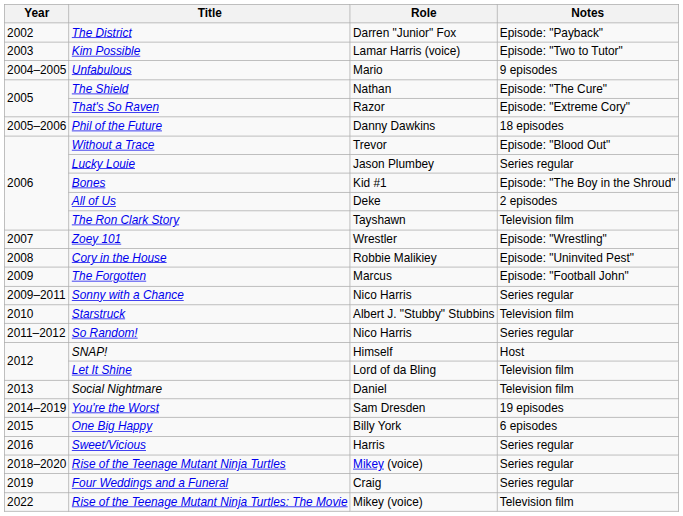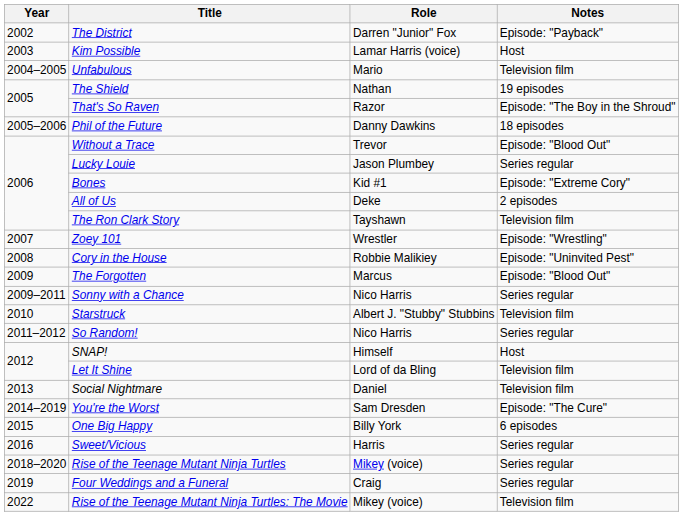(561, 51) Episode: "Two to Tutor" -> (512, 51) Host
(528, 70) 9 episodes -> (537, 70) Television film
(553, 88) Episode: "The Cure" -> (532, 88) 19 episodes
(565, 107) Episode: "Extreme Cory" -> (588, 107) Episode: "The Boy in the Shroud"
(588, 182) Episode: "The Boy in the Shroud" -> (565, 182) Episode: "Extreme Cory"
(564, 276) Episode: "Football John" -> (555, 276) Episode: "Blood Out"
(532, 408) 19 episodes -> (553, 408) Episode: "The Cure"
